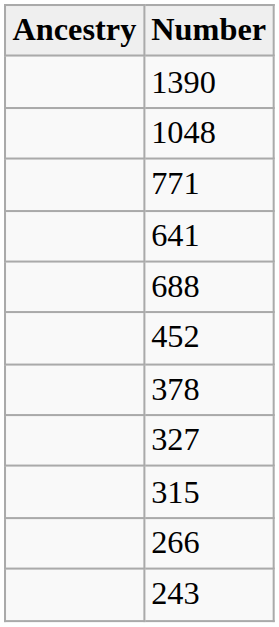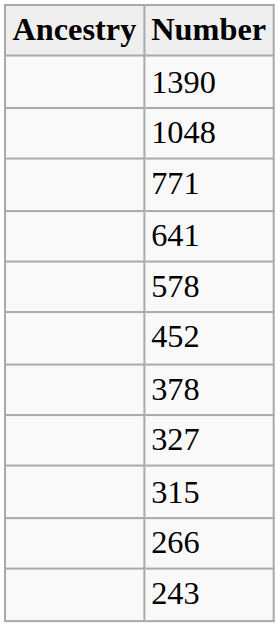- row: (175, 286)
+ row: (175, 286)
